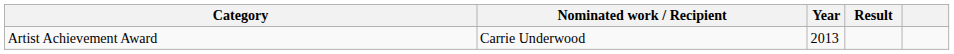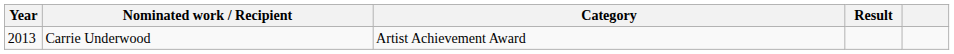columns swapped: (826, 15) <-> (241, 15)
